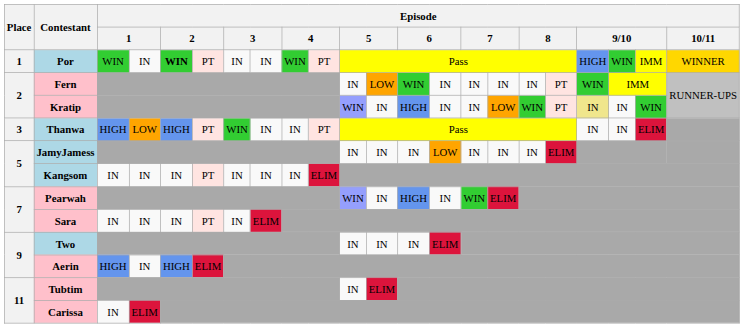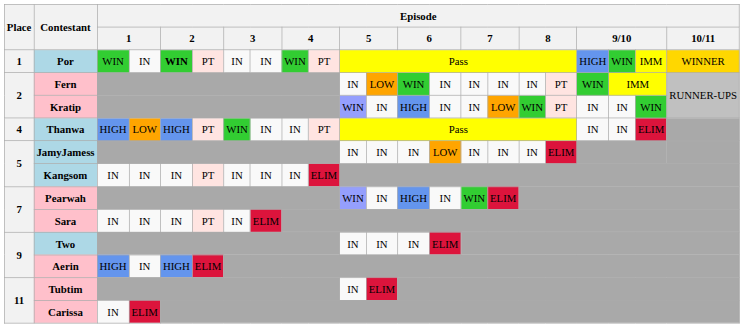(593, 107) khaki background -> (593, 107) no background
(19, 130) 3 -> (19, 130) 4
